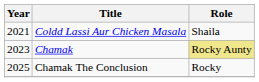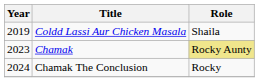(18, 31) 2021 -> (18, 31) 2019
(18, 67) 2025 -> (18, 67) 2024
